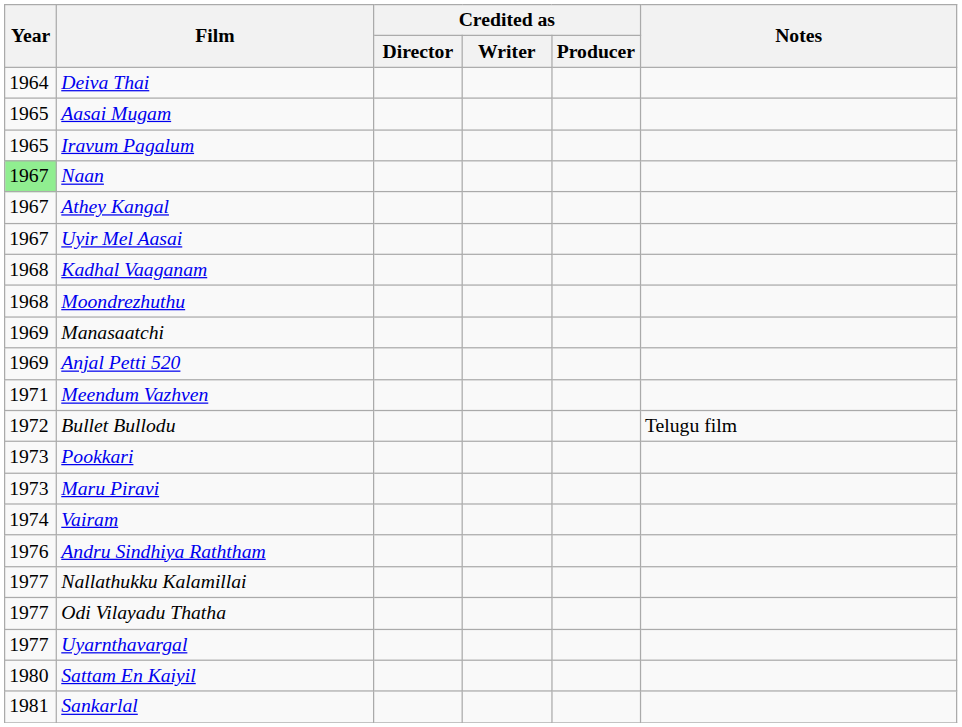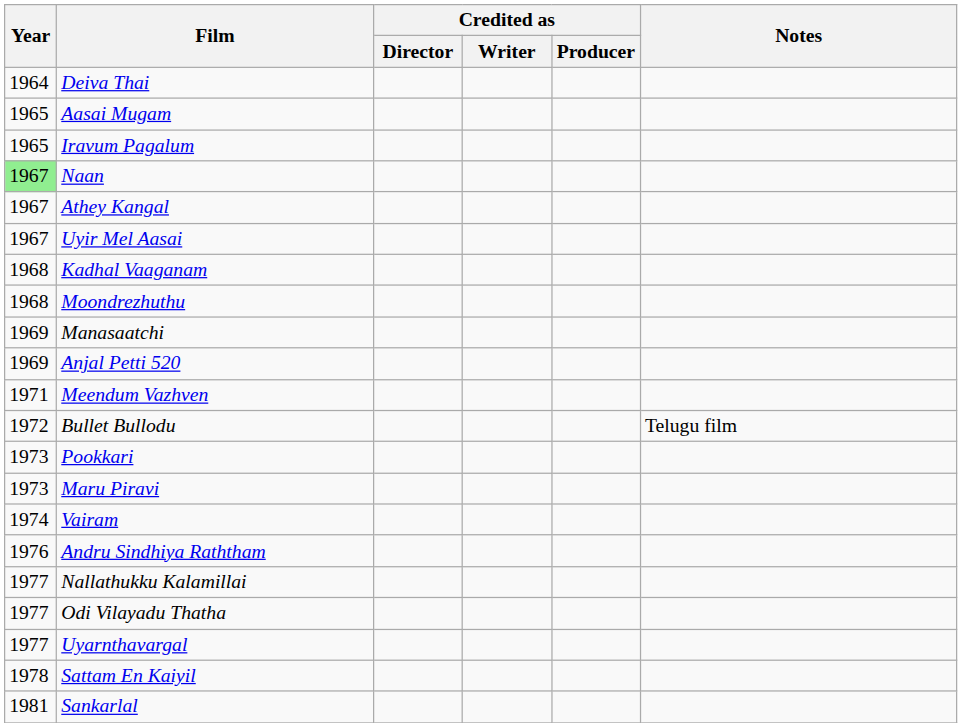(29, 675) 1980 -> (29, 675) 1978
